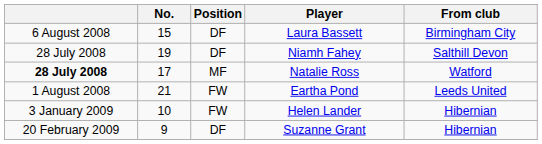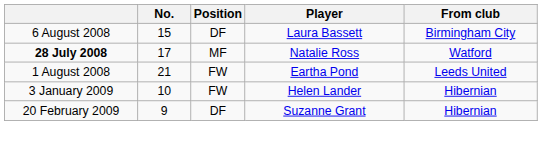- row: (324, 52)
